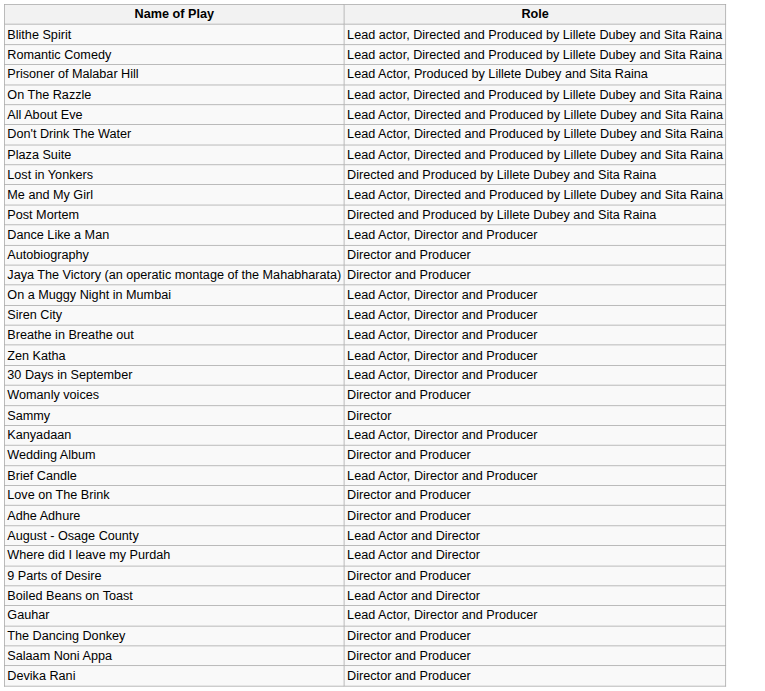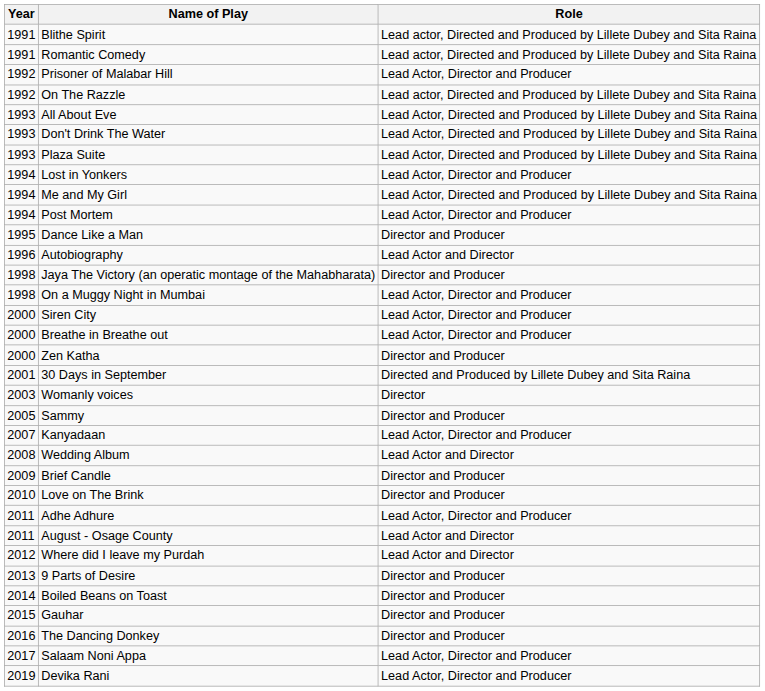+ column: (21, 14)
(497, 74) Lead Actor, Produced by Lillete Dubey and Sita Raina -> (476, 74) Lead Actor, Director and Producer
(502, 174) Directed and Produced by Lillete Dubey and Sita Raina -> (476, 174) Lead Actor, Director and Producer
(502, 214) Directed and Produced by Lillete Dubey and Sita Raina -> (476, 214) Lead Actor, Director and Producer
(442, 235) Lead Actor, Director and Producer -> (443, 235) Director and Producer
(409, 255) Director and Producer -> (451, 255) Lead Actor and Director
(442, 355) Lead Actor, Director and Producer -> (443, 355) Director and Producer
(442, 375) Lead Actor, Director and Producer -> (536, 375) Directed and Produced by Lillete Dubey and Sita Raina
(409, 395) Director and Producer -> (403, 395) Director
(369, 415) Director -> (443, 415) Director and Producer
(409, 455) Director and Producer -> (447, 455) Lead Actor and Director
(442, 475) Lead Actor, Director and Producer -> (443, 475) Director and Producer
(409, 515) Director and Producer -> (476, 515) Lead Actor, Director and Producer
(414, 595) Lead Actor and Director -> (443, 595) Director and Producer
(442, 615) Lead Actor, Director and Producer -> (443, 615) Director and Producer
(409, 656) Director and Producer -> (476, 656) Lead Actor, Director and Producer
(409, 676) Director and Producer -> (476, 676) Lead Actor, Director and Producer
